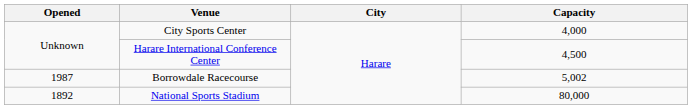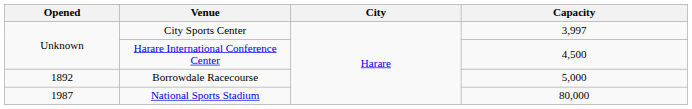(574, 30) 4,000 -> (574, 30) 3,997
(62, 78) 1987 -> (62, 78) 1892
(574, 78) 5,002 -> (574, 78) 5,000
(62, 95) 1892 -> (62, 95) 1987
